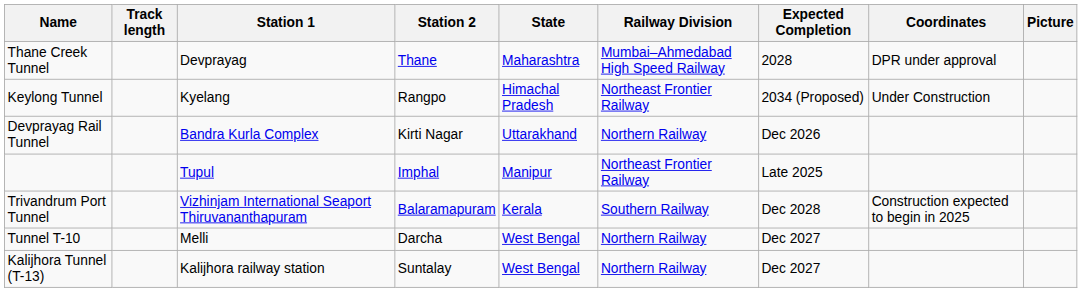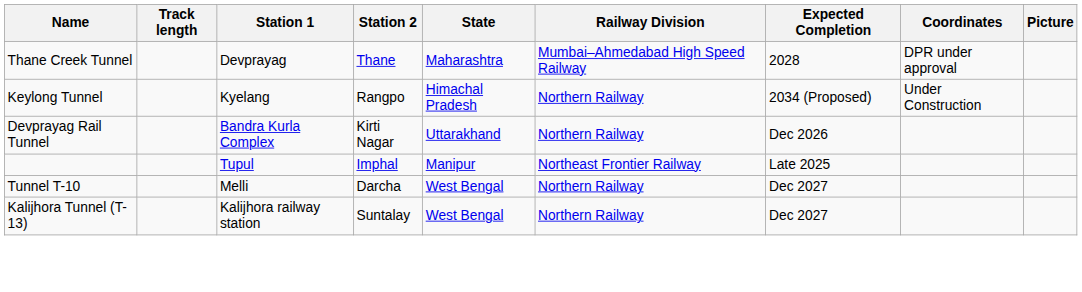(656, 97) Northeast Frontier Railway -> (591, 97) Northern Railway
- row: (57, 209)
